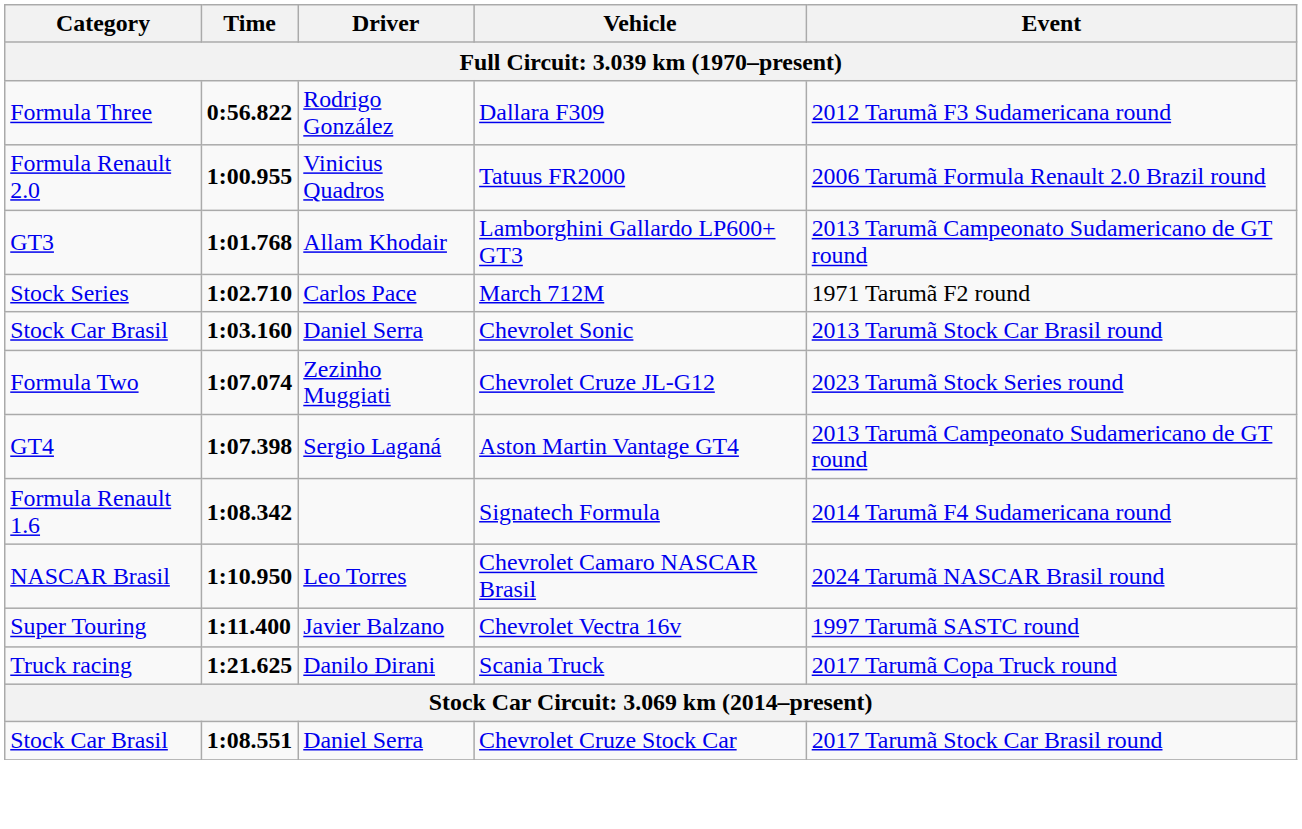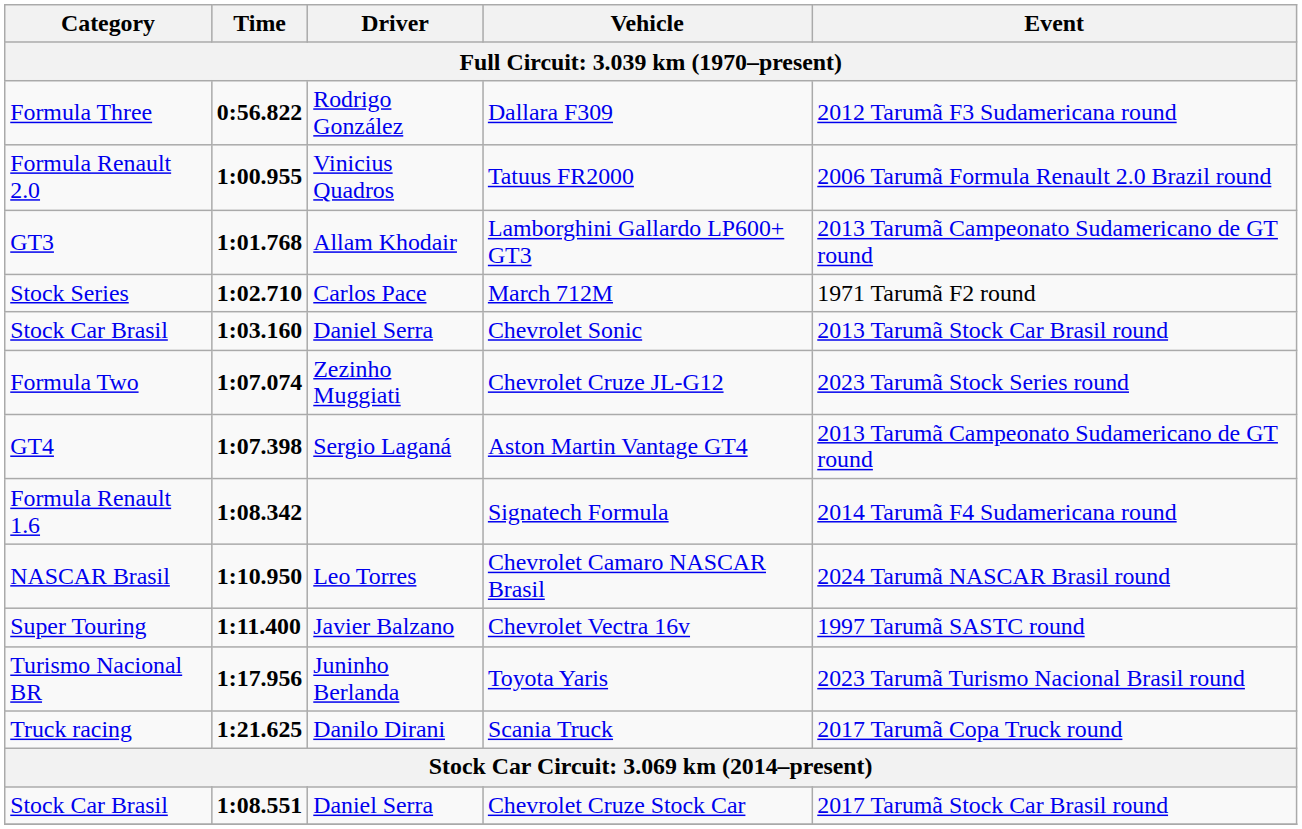+ row: (548, 678)
